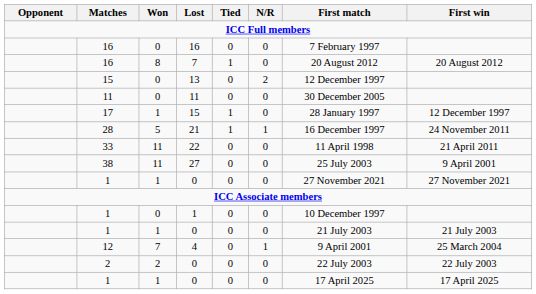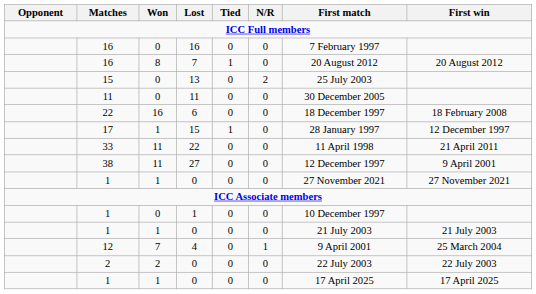(344, 79) 12 December 1997 -> (344, 79) 25 July 2003
+ row: (108, 113)
- row: (108, 130)
(344, 163) 25 July 2003 -> (344, 163) 12 December 1997
